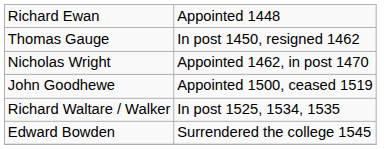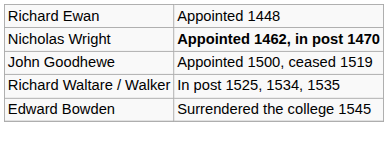- row: (59, 39)
(273, 62) normal -> (279, 39) bold
